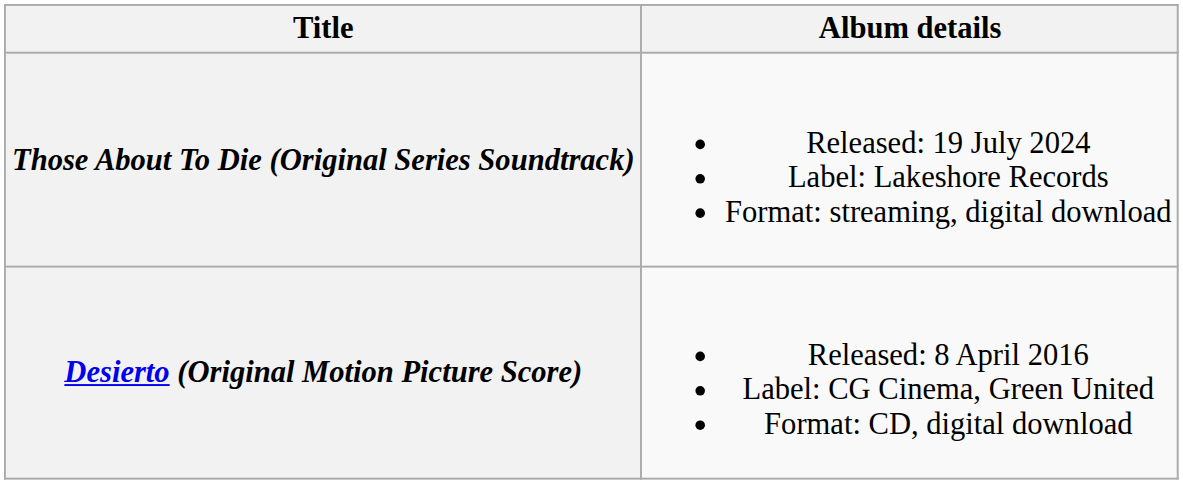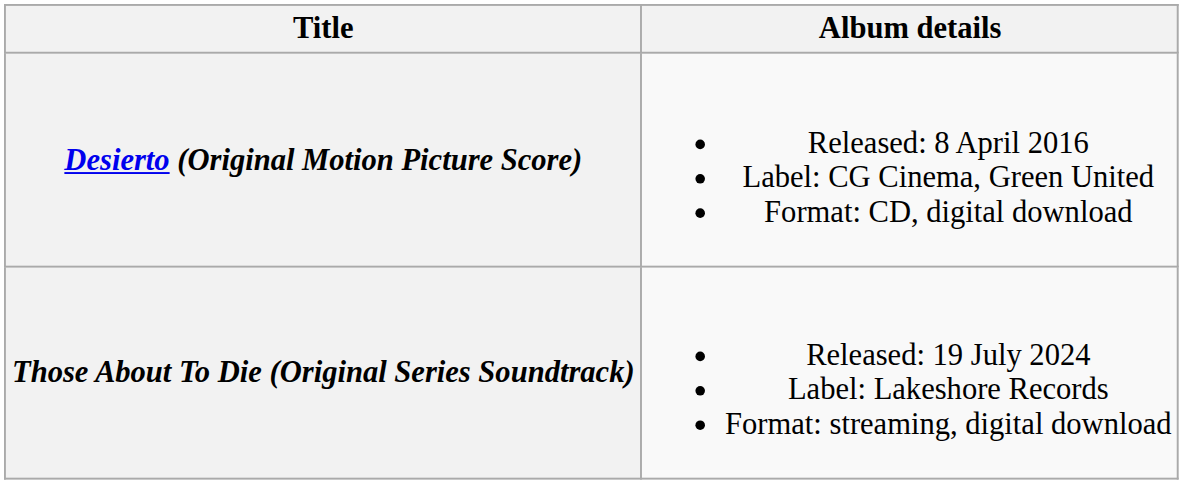rows swapped: (323, 372) <-> (323, 159)
